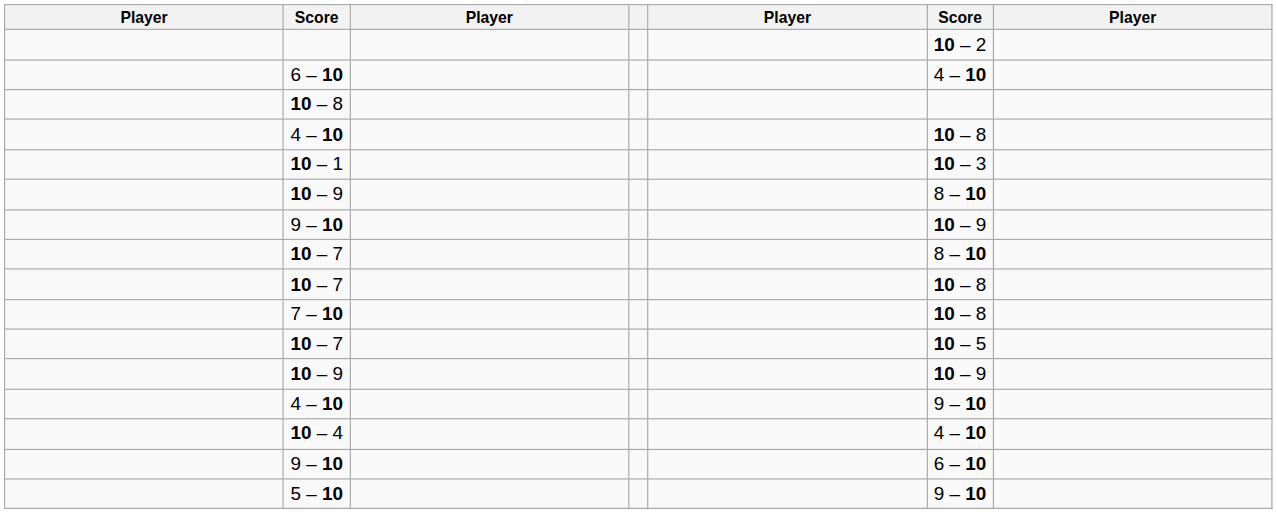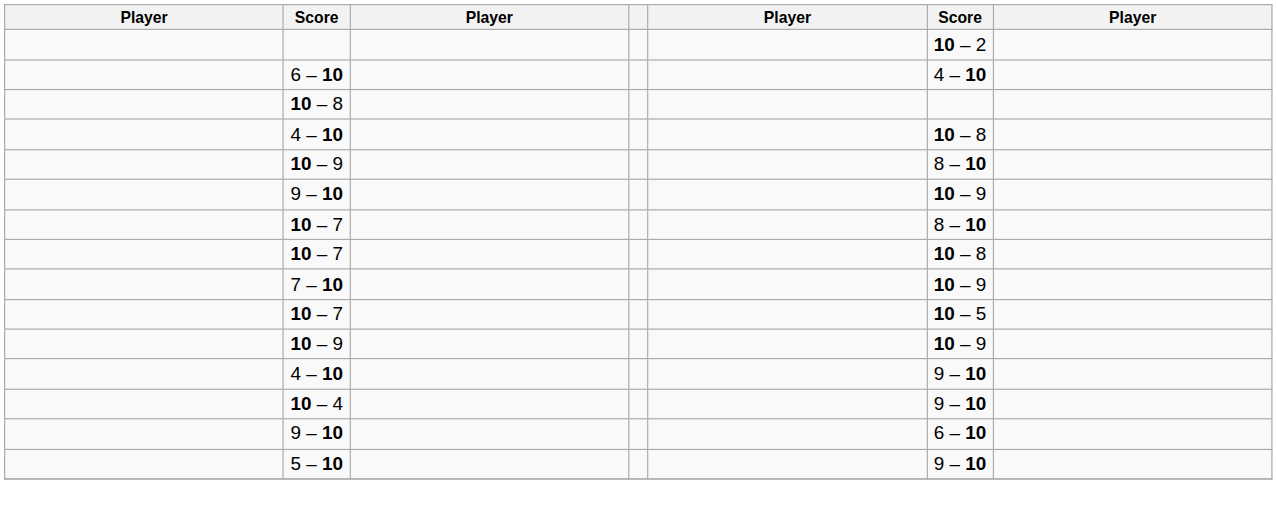- row: (144, 164)
(960, 314) 10 – 8 -> (960, 284) 10 – 9
(960, 433) 4 – 10 -> (960, 403) 9 – 10
